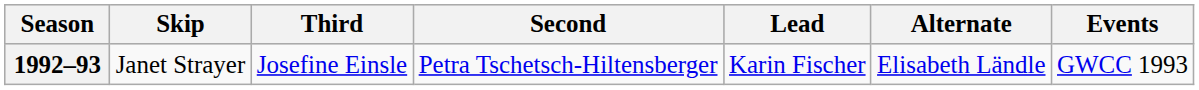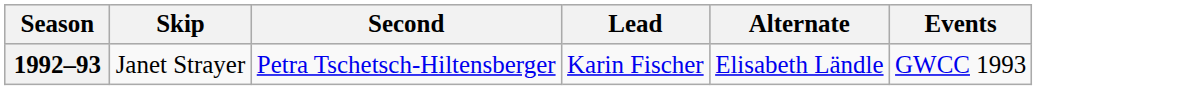- column: (332, 24)
